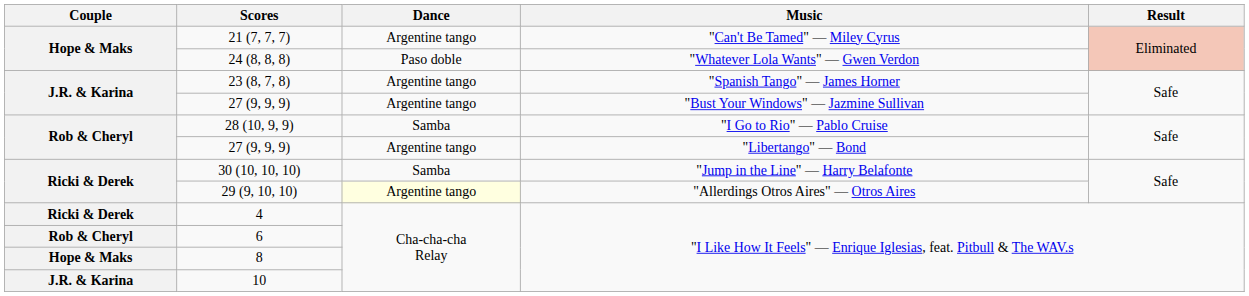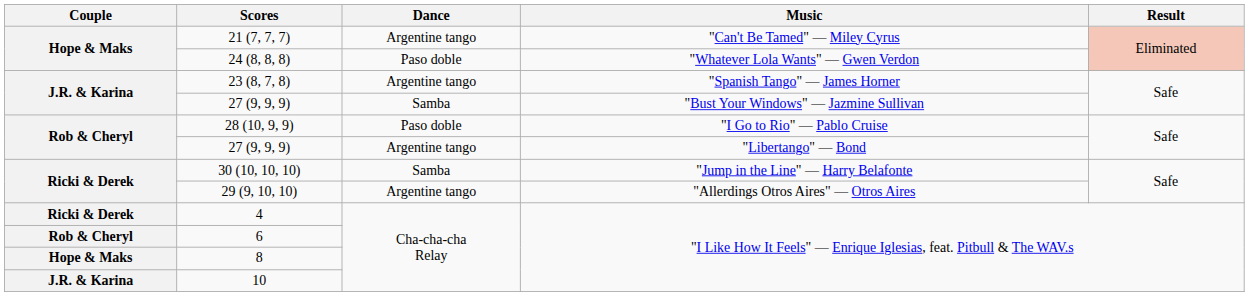(431, 103) Argentine tango -> (431, 103) Samba
(431, 125) Samba -> (431, 125) Paso doble
(431, 192) lightyellow background -> (431, 192) no background
